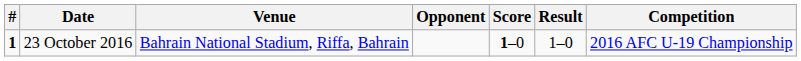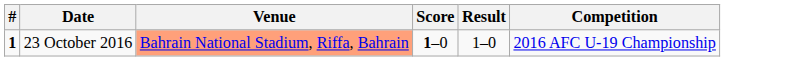- column: (451, 17)
(274, 42) no background -> (274, 42) lightsalmon background
